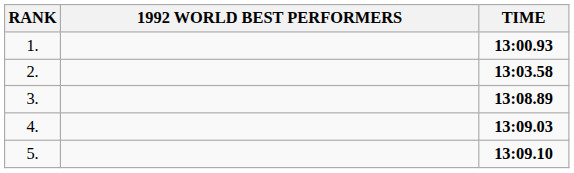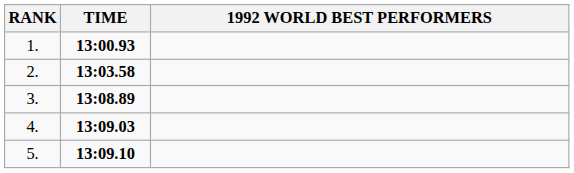columns swapped: (270, 18) <-> (524, 18)
